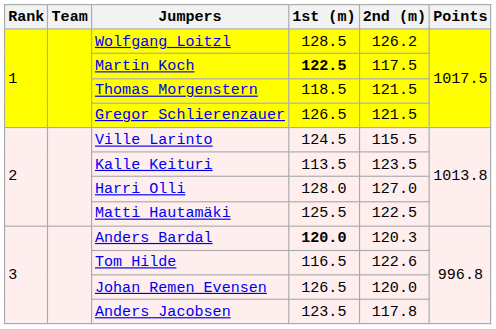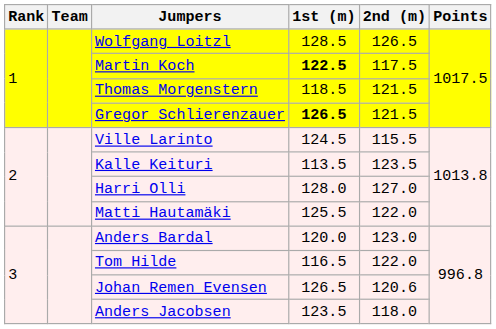(394, 41) 126.2 -> (394, 41) 126.5
(324, 115) normal -> (324, 115) bold
(394, 213) 122.5 -> (394, 213) 122.0
(324, 238) bold -> (324, 238) normal
(394, 238) 120.3 -> (394, 238) 123.0
(394, 263) 122.6 -> (394, 263) 122.0
(394, 287) 120.0 -> (394, 287) 120.6
(394, 312) 117.8 -> (394, 312) 118.0
